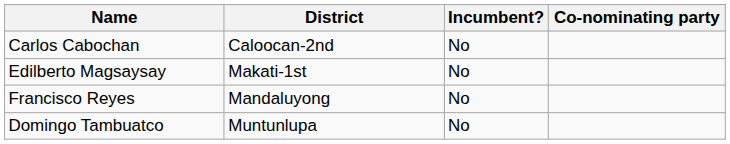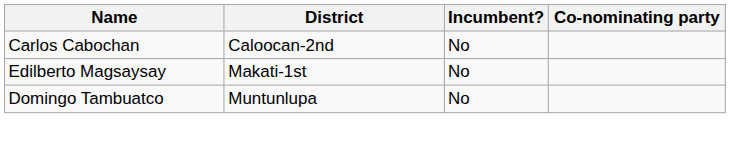- row: (72, 98)
